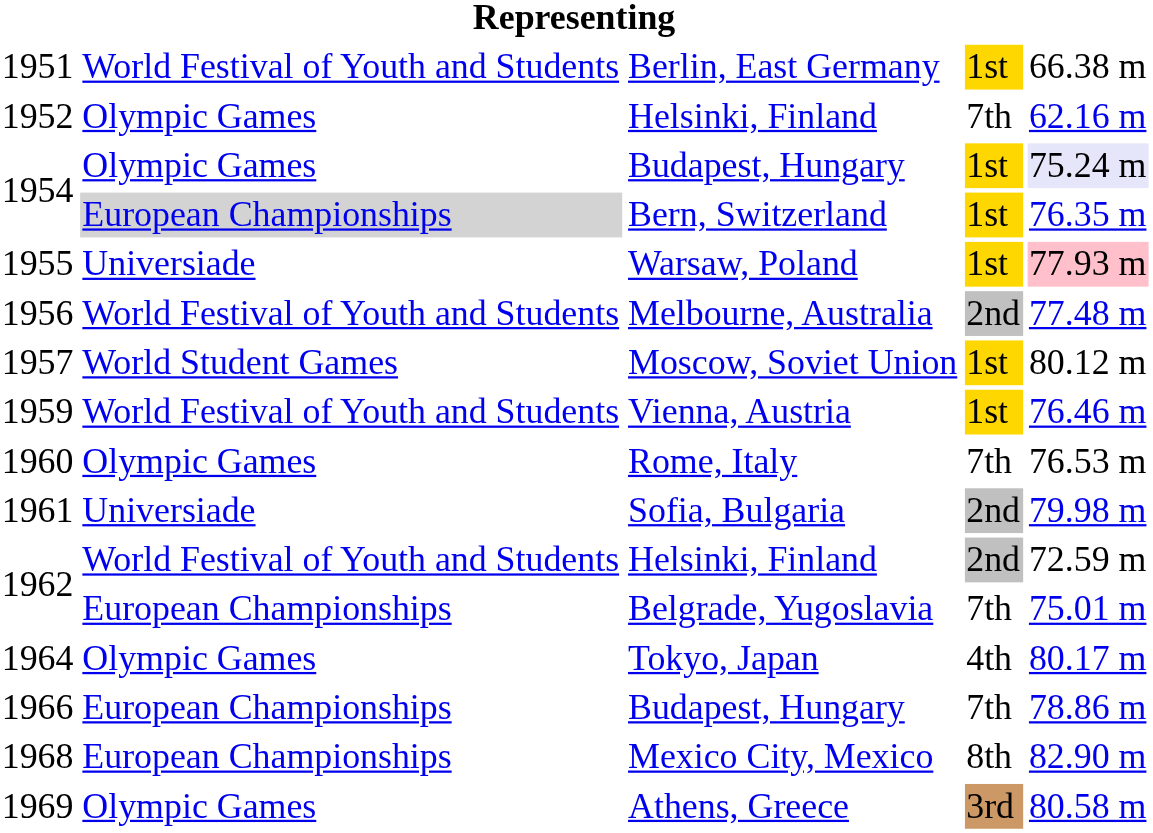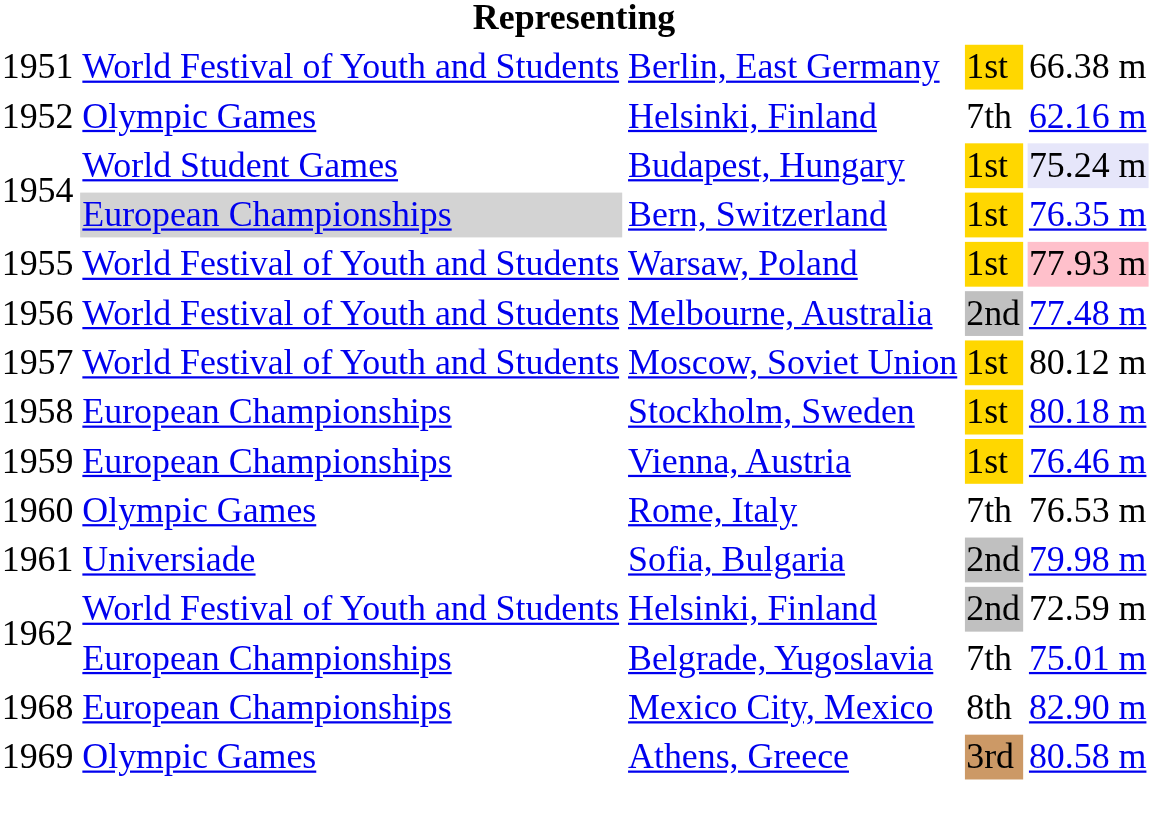(199, 165) Olympic Games -> (240, 165) World Student Games
(169, 263) Universiade -> (351, 263) World Festival of Youth and Students
(240, 362) World Student Games -> (351, 362) World Festival of Youth and Students
+ row: (38, 411)
(351, 411) World Festival of Youth and Students -> (267, 460) European Championships
- row: (38, 657)
- row: (38, 707)
